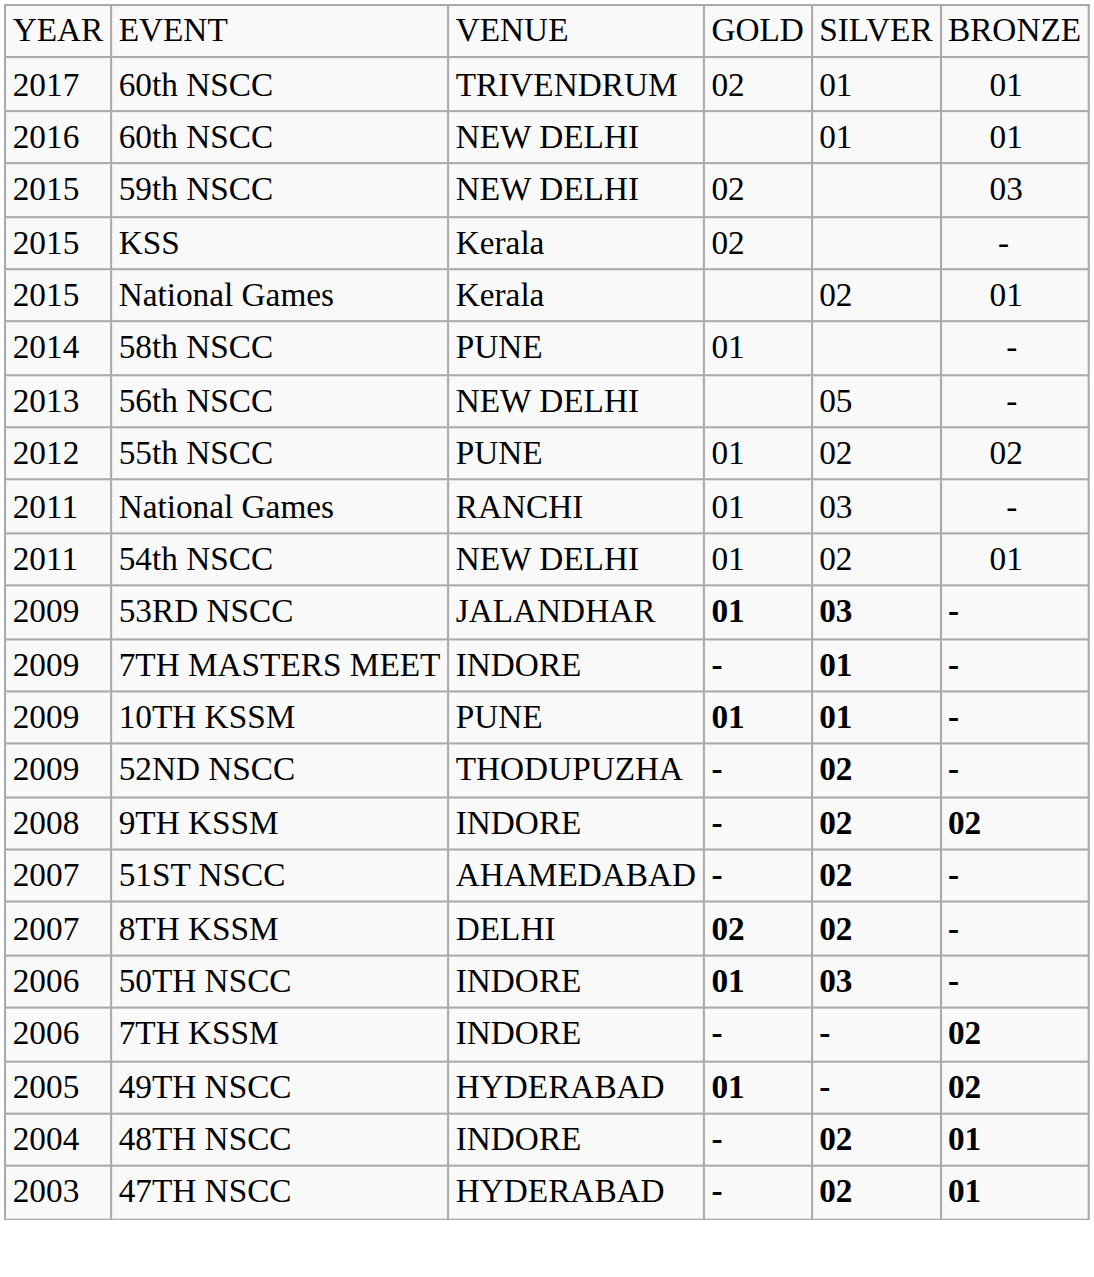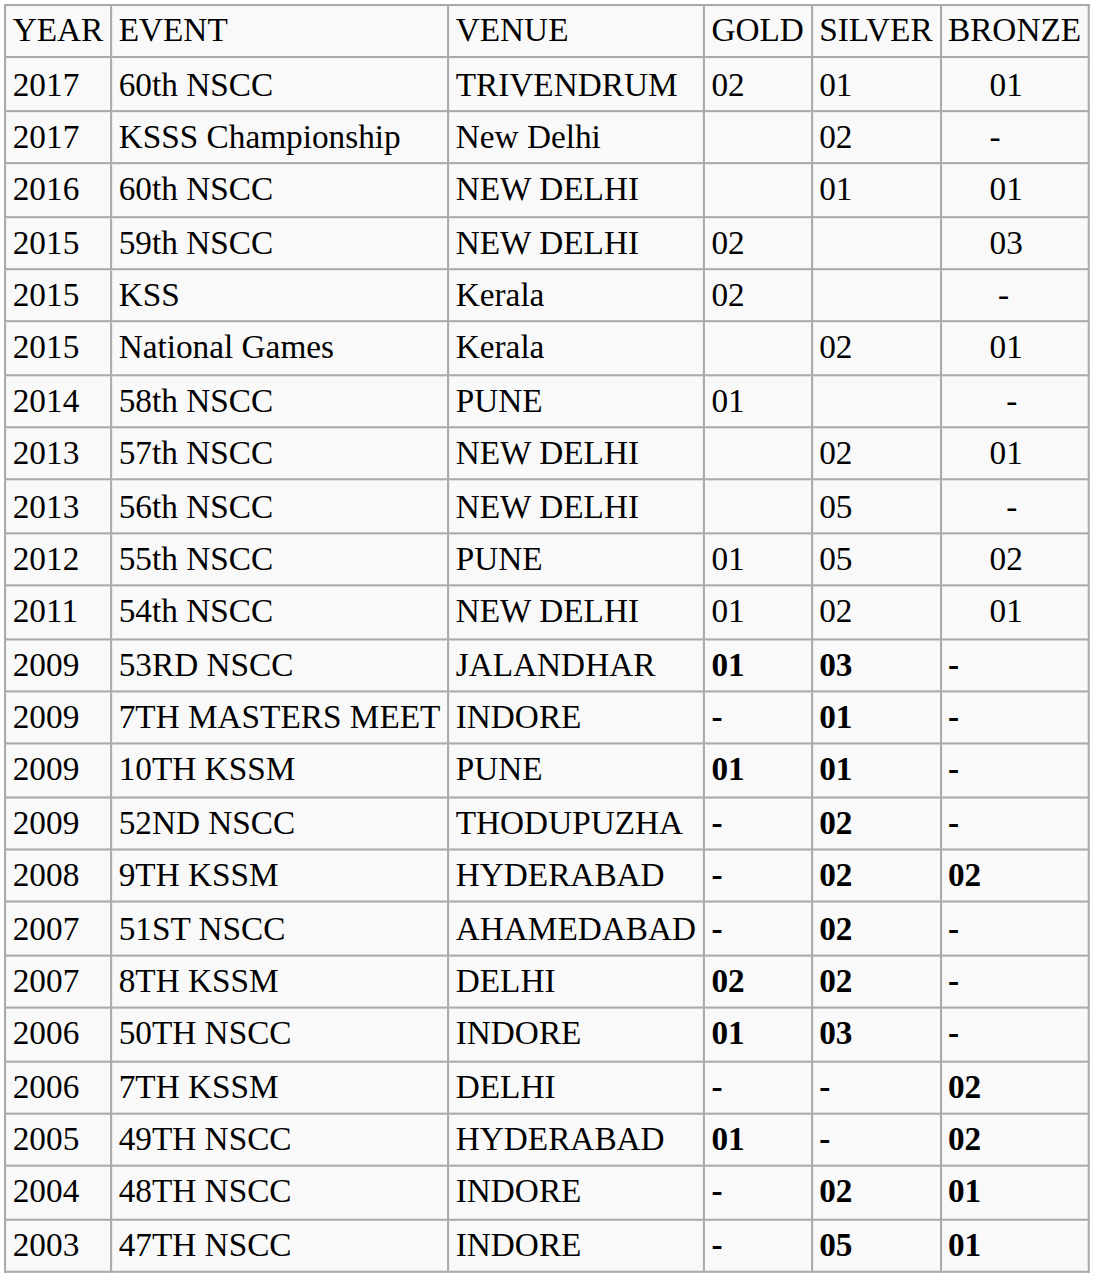+ row: (46, 136)
+ row: (46, 453)
(836, 453) 02 -> (836, 558) 05
- row: (45, 505)
(519, 822) INDORE -> (560, 875) HYDERABAD
(519, 1033) INDORE -> (506, 1086) DELHI
(560, 1192) HYDERABAD -> (519, 1244) INDORE
(836, 1192) 02 -> (836, 1244) 05
